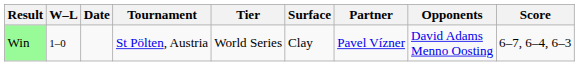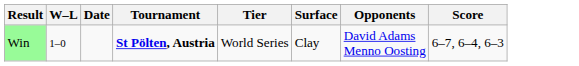- column: (371, 14)
(162, 43) normal -> (165, 43) bold
